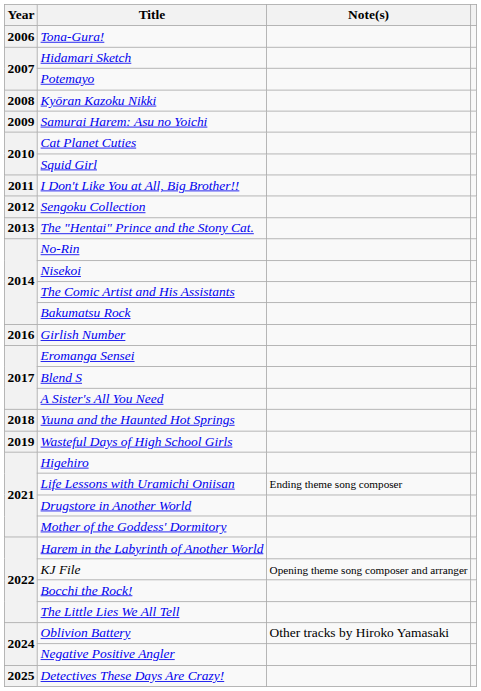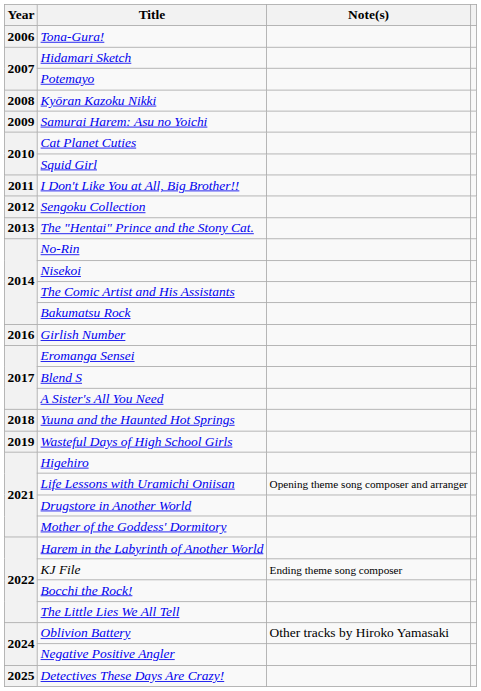(336, 484) Ending theme song composer -> (369, 484) Opening theme song composer and arranger
(369, 570) Opening theme song composer and arranger -> (336, 570) Ending theme song composer
